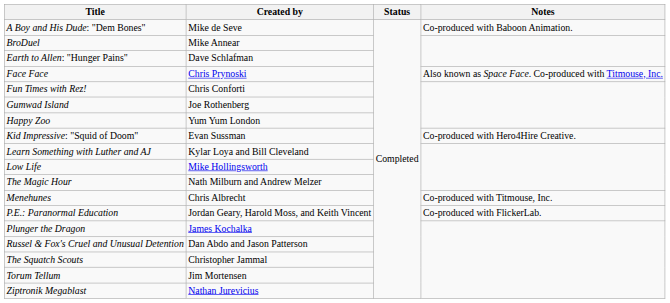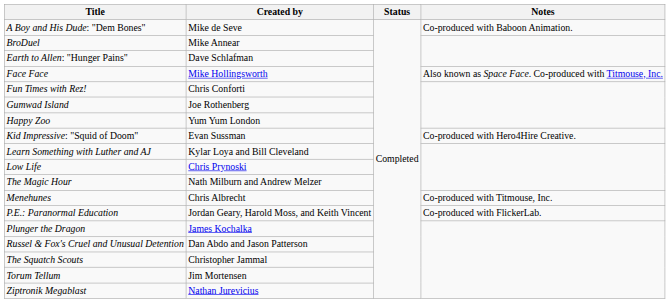(217, 74) Chris Prynoski -> (228, 74) Mike Hollingsworth
(228, 167) Mike Hollingsworth -> (217, 167) Chris Prynoski
